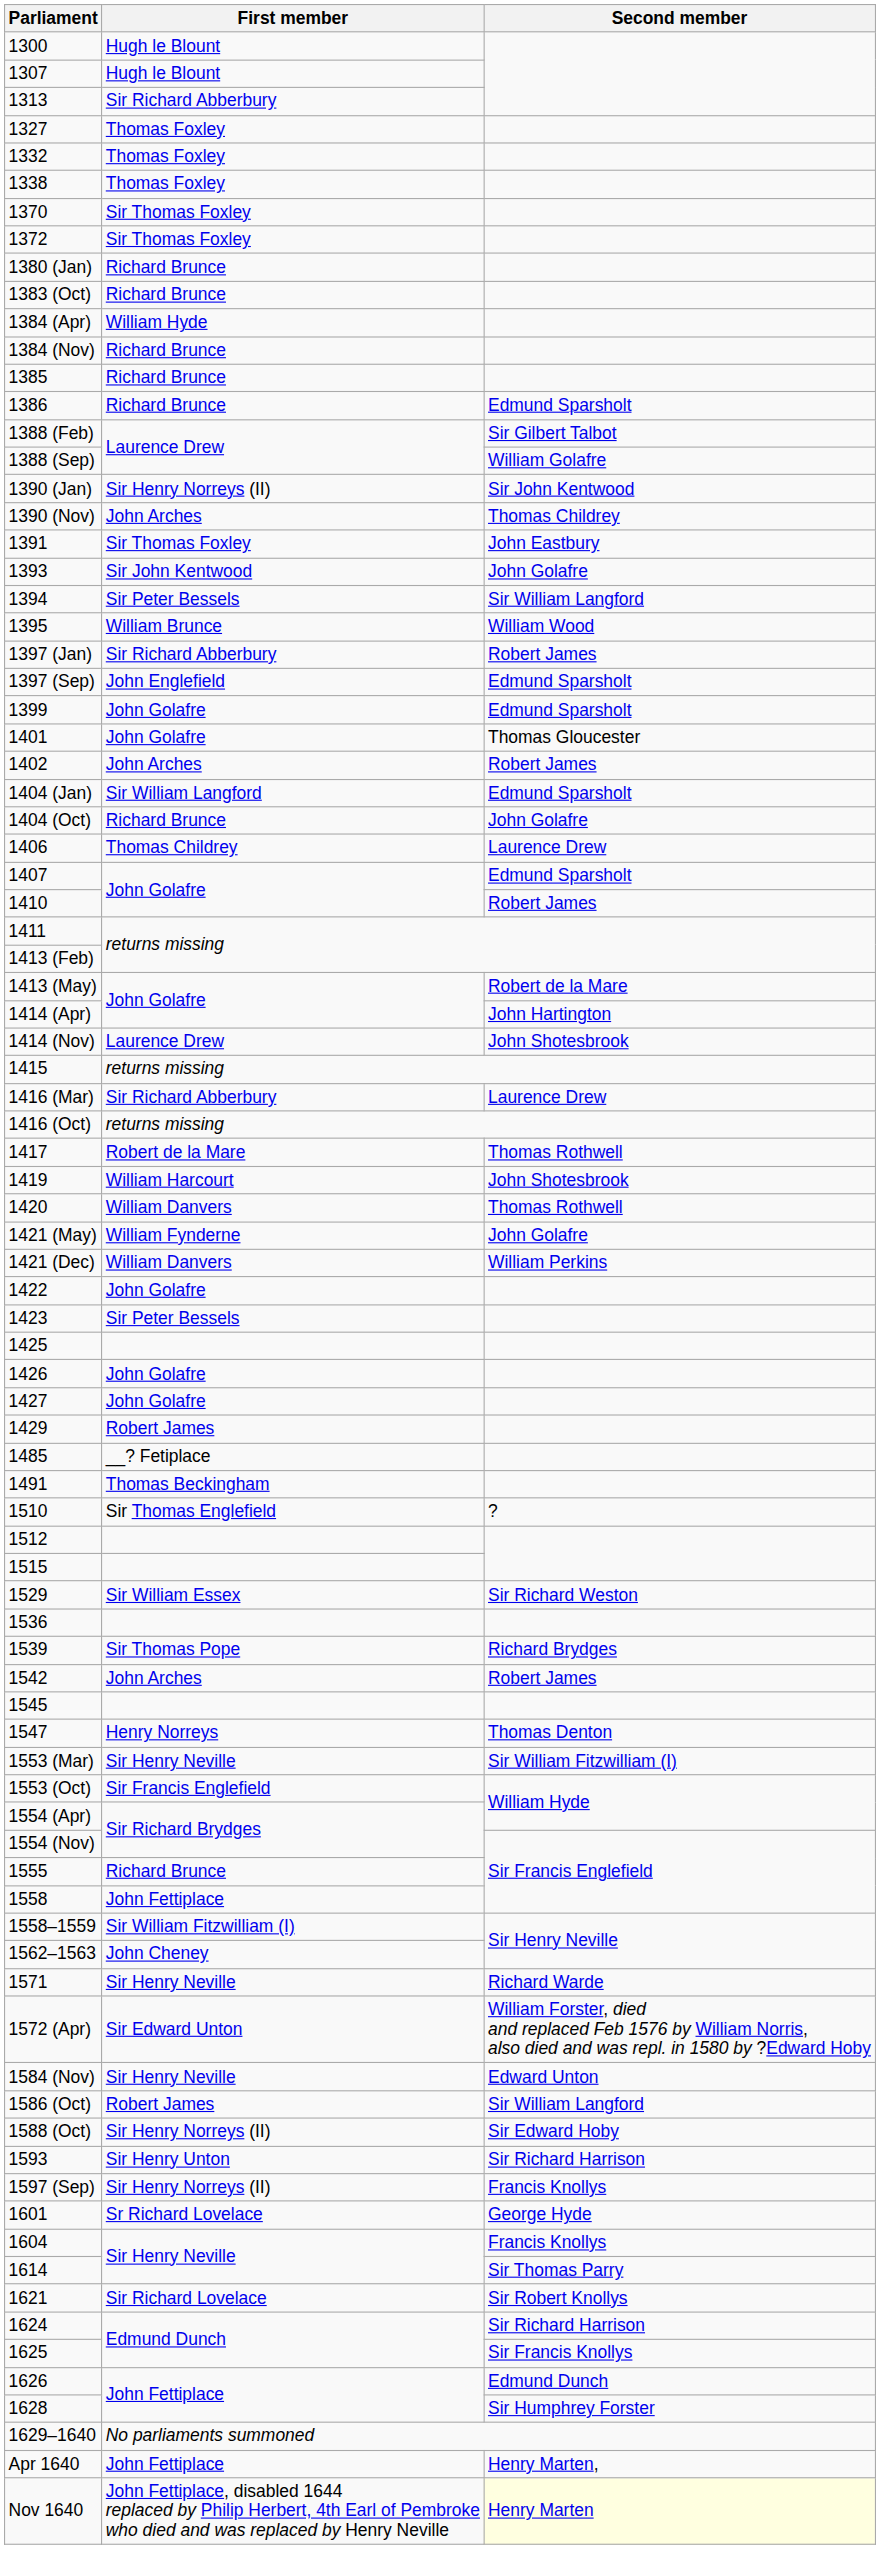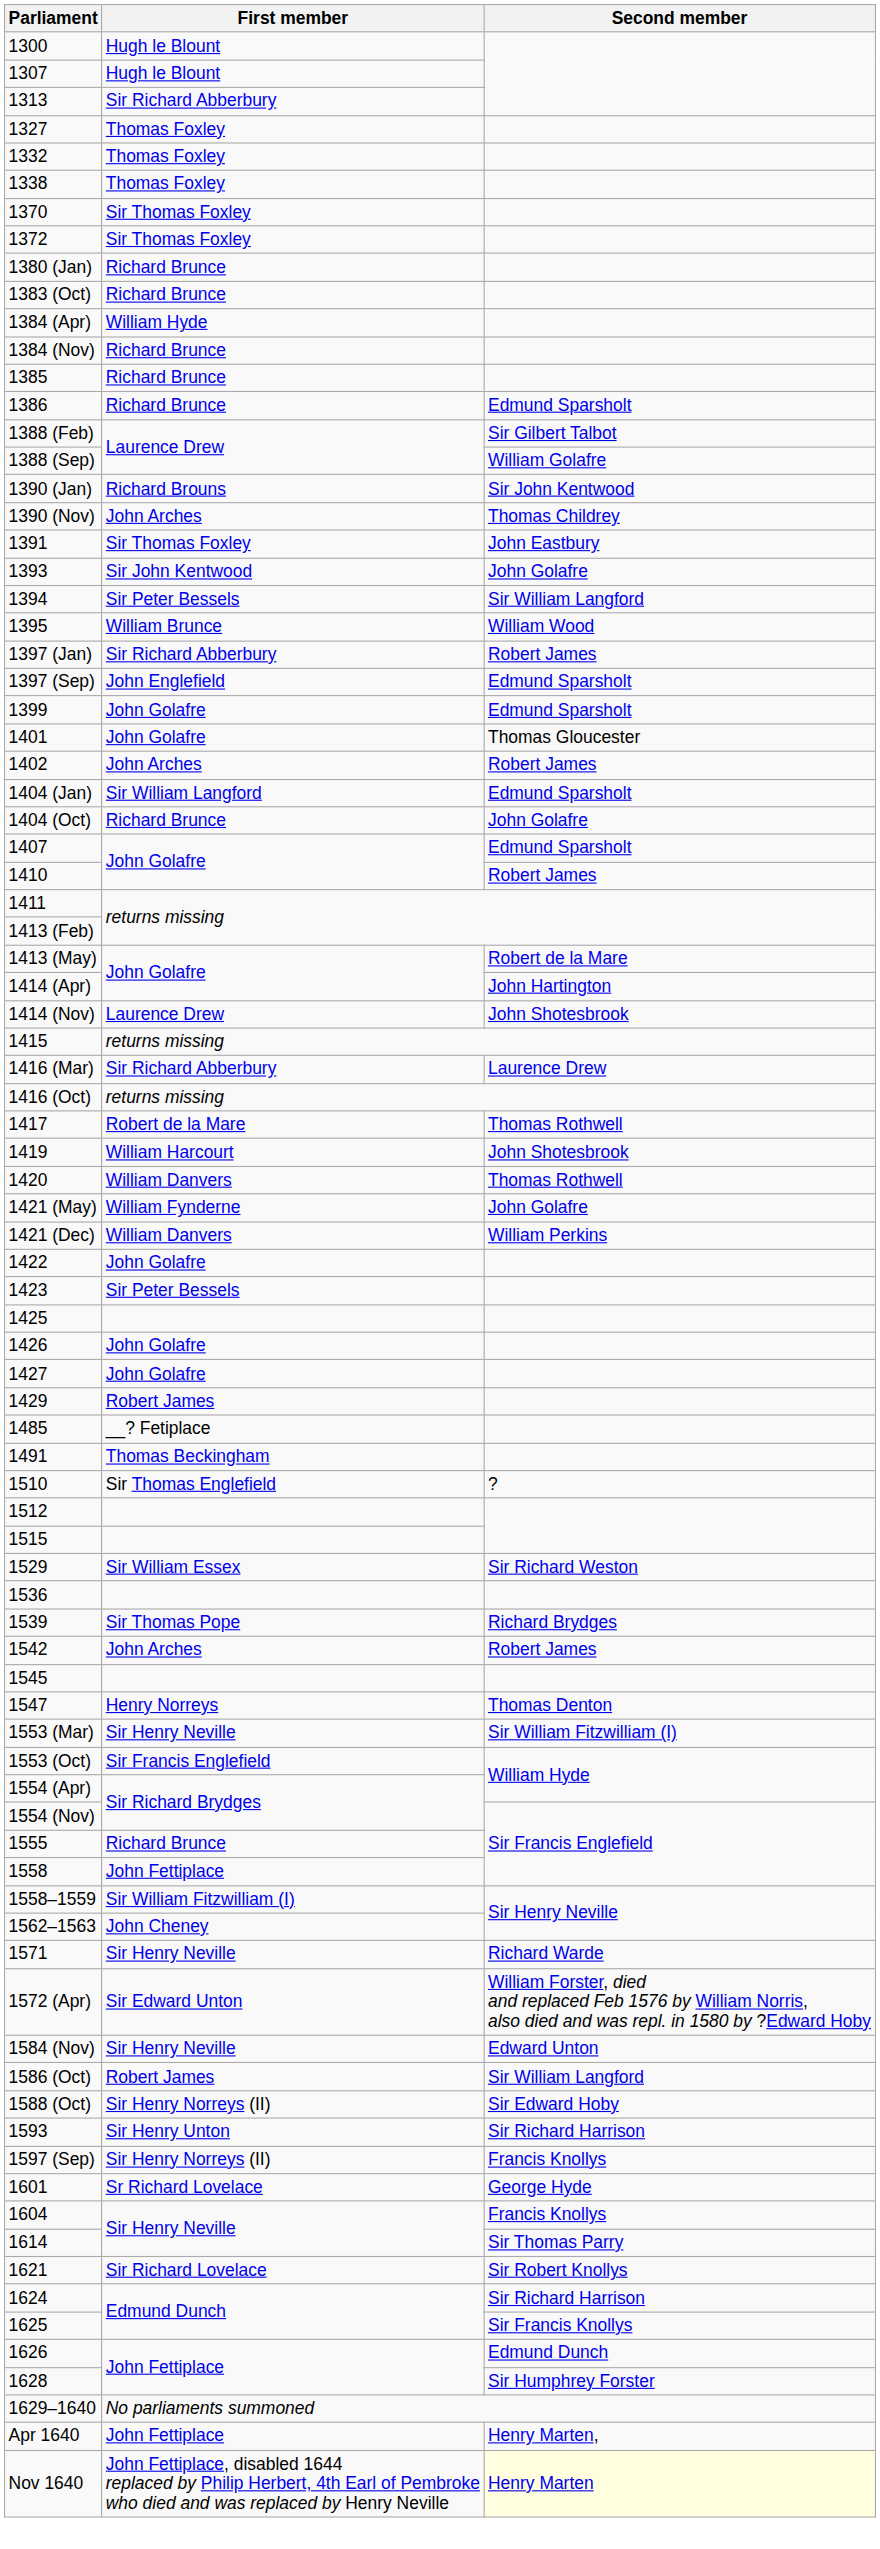(188, 488) Sir Henry Norreys (II) -> (166, 488) Richard Brouns
- row: (28, 848)
